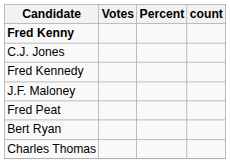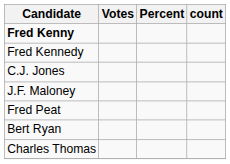rows swapped: (45, 71) <-> (36, 52)
